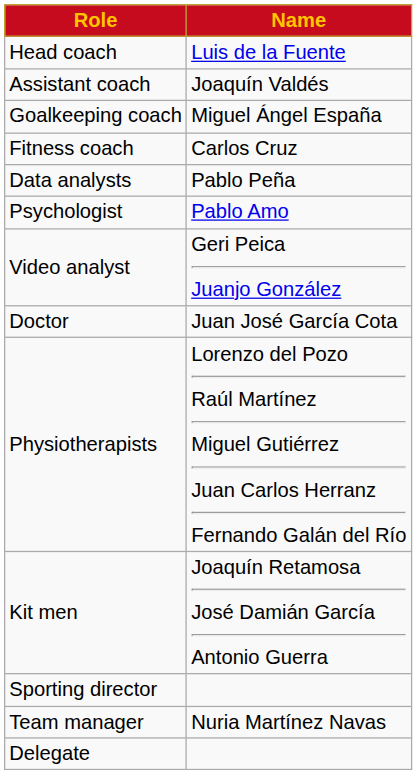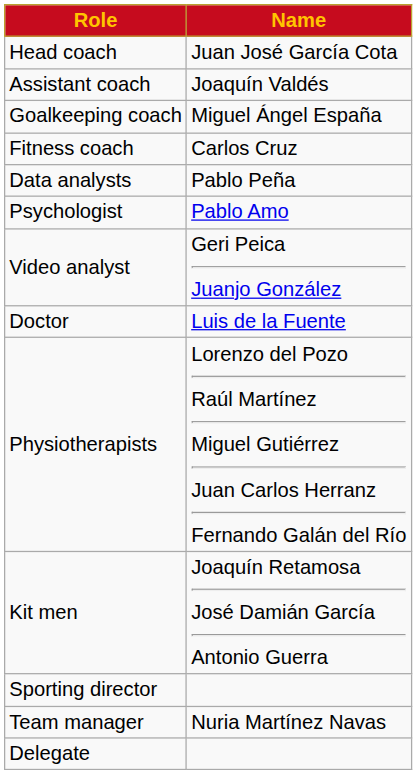(269, 52) Luis de la Fuente -> (294, 52) Juan José García Cota
(294, 321) Juan José García Cota -> (269, 321) Luis de la Fuente
